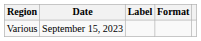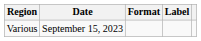columns swapped: (173, 12) <-> (140, 12)
